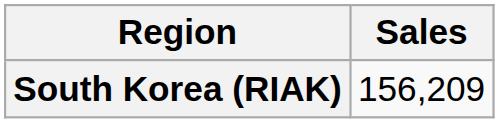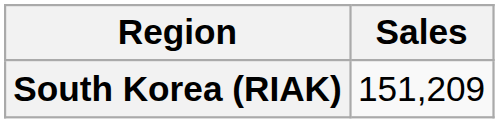(422, 88) 156,209 -> (422, 88) 151,209
